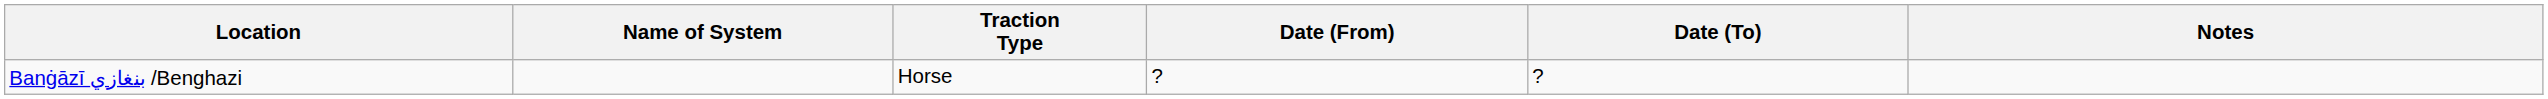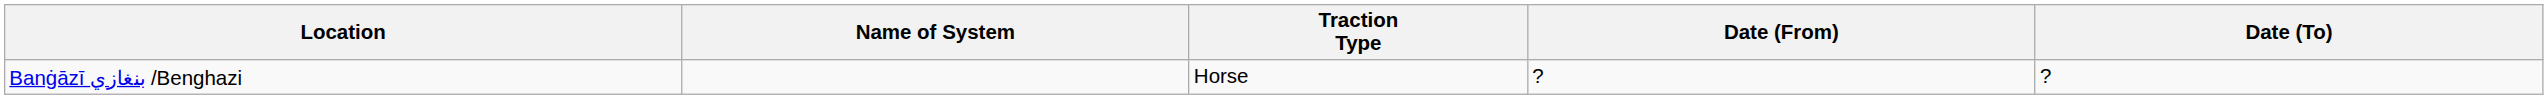- column: (2226, 32)
